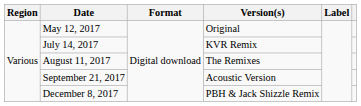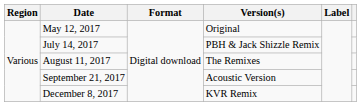(231, 45) KVR Remix -> (263, 45) PBH & Jack Shizzle Remix
(263, 93) PBH & Jack Shizzle Remix -> (231, 93) KVR Remix
